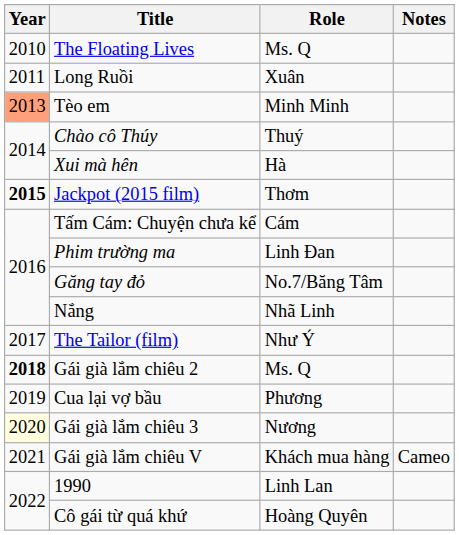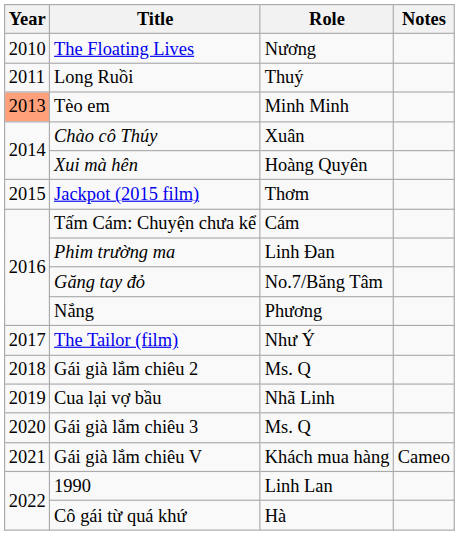(288, 48) Ms. Q -> (290, 48) Nương
(285, 77) Xuân -> (284, 77) Thuý
(284, 135) Thuý -> (285, 135) Xuân
(275, 164) Hà -> (316, 164) Hoàng Quyên
(27, 194) bold -> (27, 194) normal
(300, 310) Nhã Linh -> (293, 310) Phương
(27, 369) bold -> (27, 369) normal
(293, 398) Phương -> (300, 398) Nhã Linh
(27, 427) lightyellow background -> (27, 427) no background
(290, 427) Nương -> (288, 427) Ms. Q
(316, 515) Hoàng Quyên -> (275, 515) Hà
